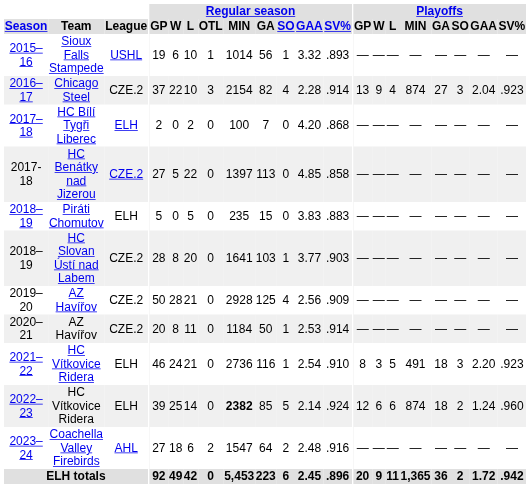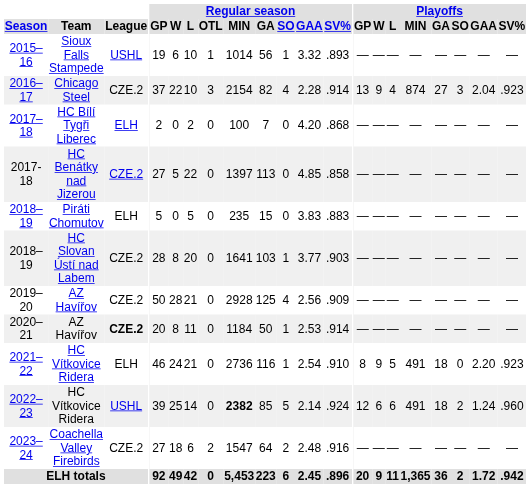(126, 328) normal -> (126, 328) bold
(379, 364) 3 -> (379, 364) 9
(460, 364) 3 -> (460, 364) 0
(126, 406) ELH -> (126, 406) USHL
(416, 406) 874 -> (416, 406) 491
(126, 448) AHL -> (126, 448) CZE.2
